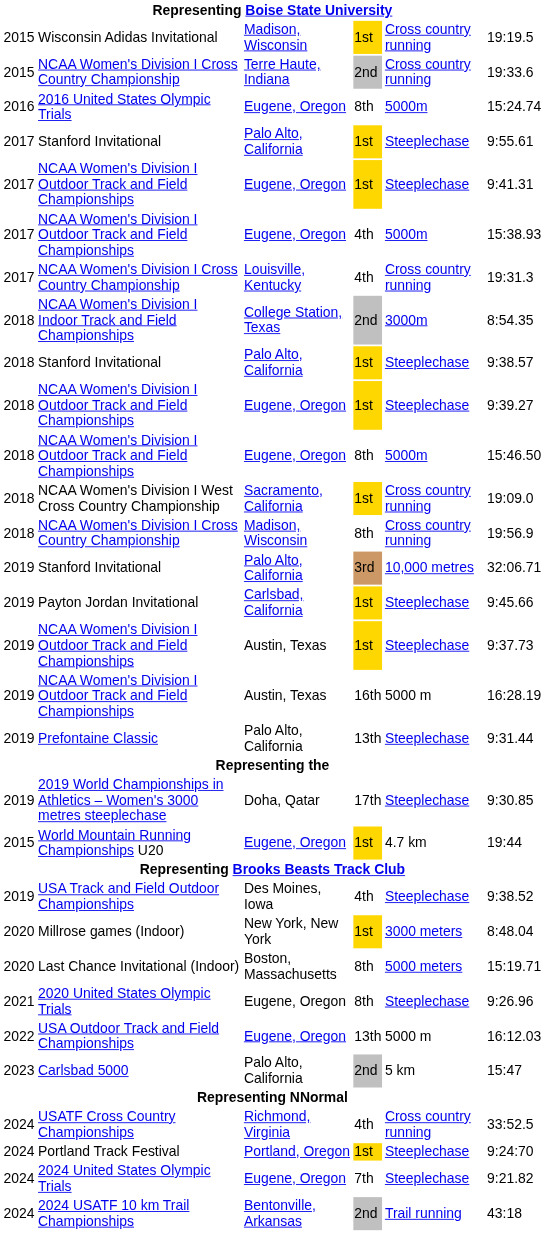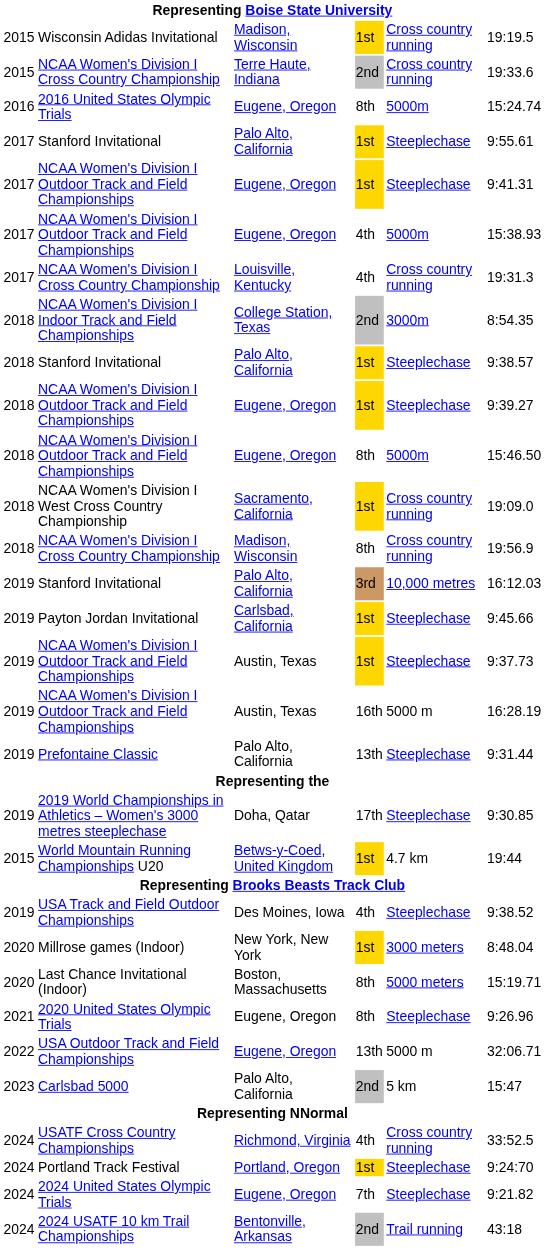(514, 568) 32:06.71 -> (514, 583) 16:12.03
(295, 843) Eugene, Oregon -> (283, 858) Betws-y-Coed, United Kingdom
(514, 1036) 16:12.03 -> (514, 1051) 32:06.71
